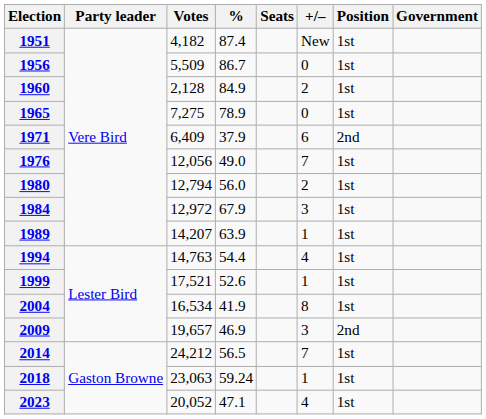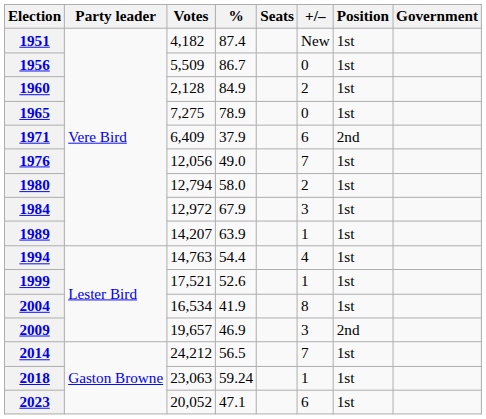(232, 185) 56.0 -> (232, 185) 58.0
(305, 402) 4 -> (305, 402) 6
